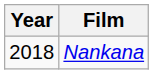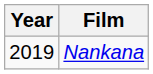(32, 52) 2018 -> (32, 52) 2019
